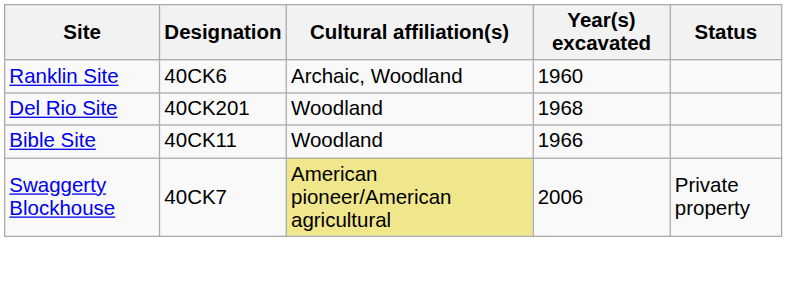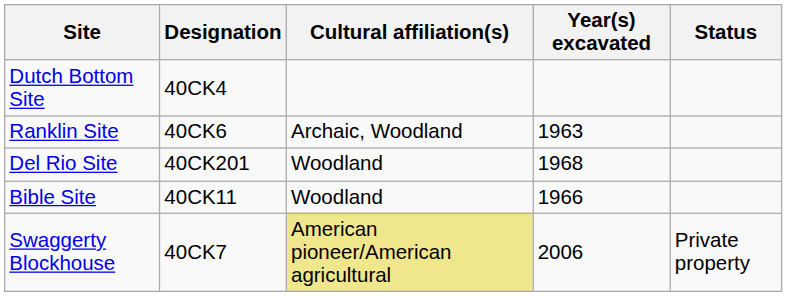+ row: (71, 87)
(560, 76) 1960 -> (560, 131) 1963
